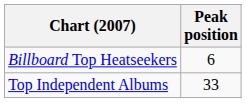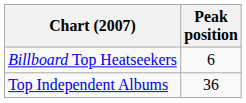(211, 85) 33 -> (211, 85) 36
